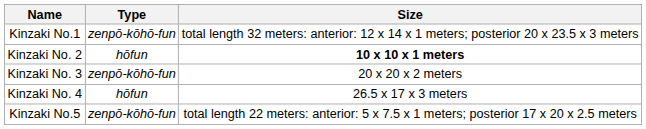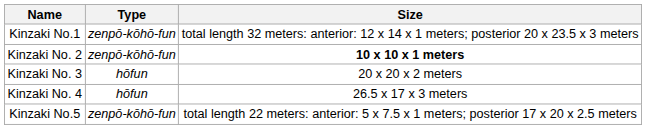(132, 54) hōfun -> (132, 54) zenpō-kōhō-fun
(132, 74) zenpō-kōhō-fun -> (132, 74) hōfun
